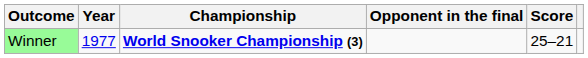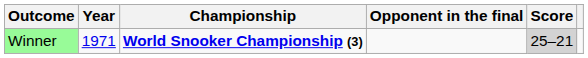(99, 41) 1977 -> (99, 41) 1971
(552, 41) no background -> (552, 41) lightgrey background
